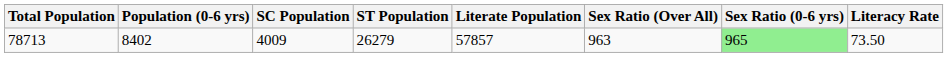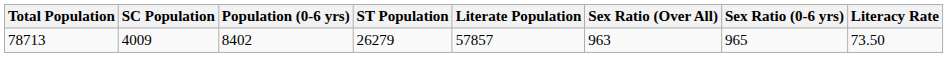columns swapped: (186, 16) <-> (303, 16)
(736, 40) lightgreen background -> (736, 40) no background
